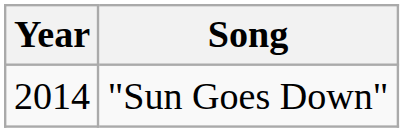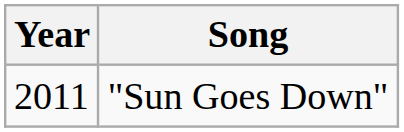(52, 95) 2014 -> (51, 95) 2011
